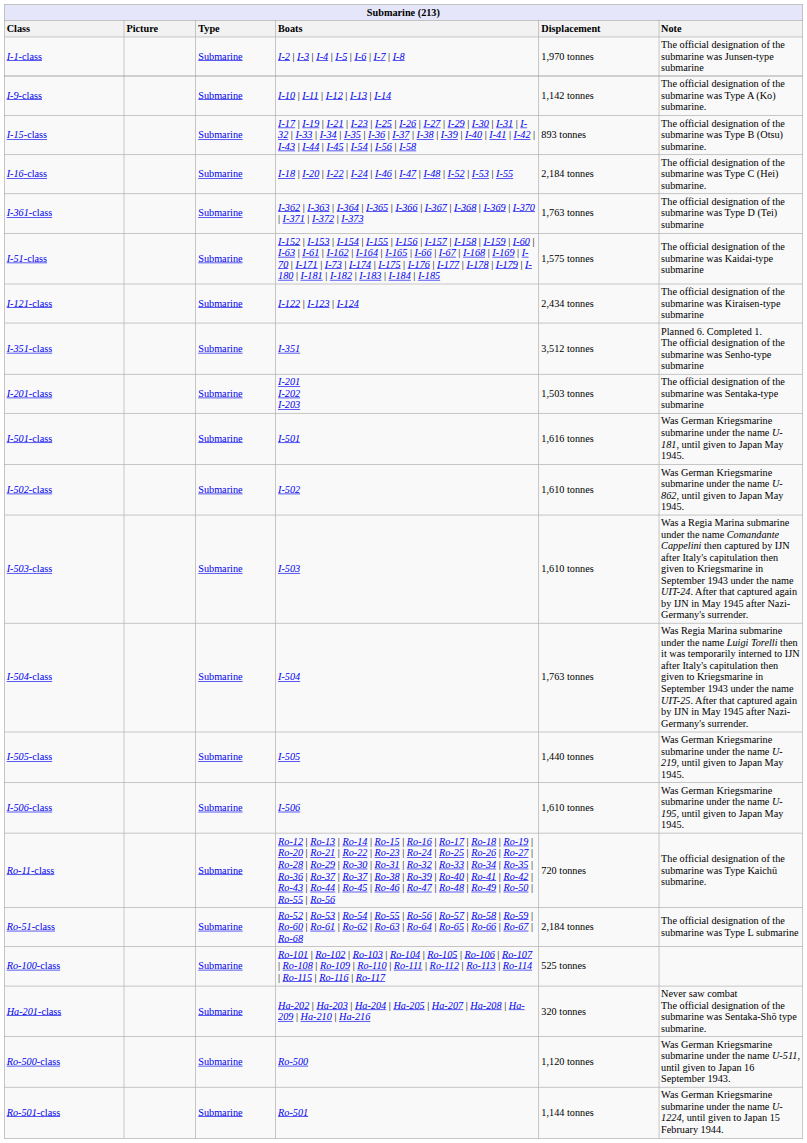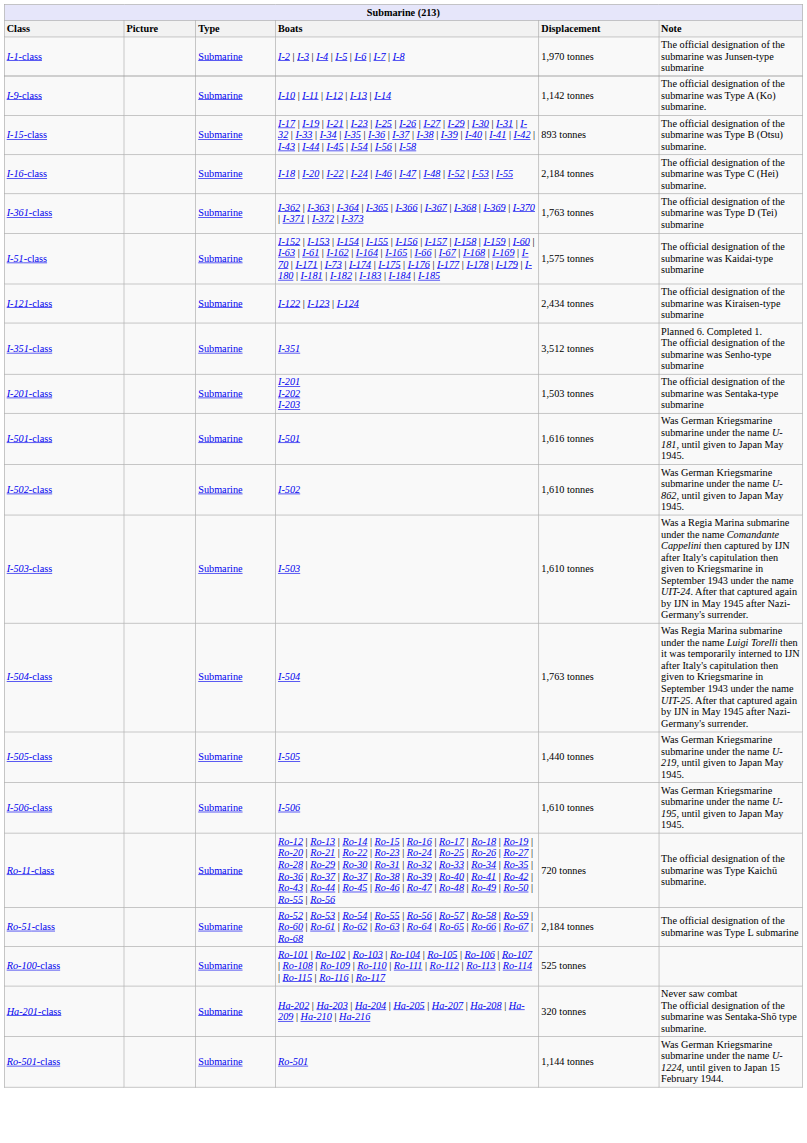- row: (33, 1062)
